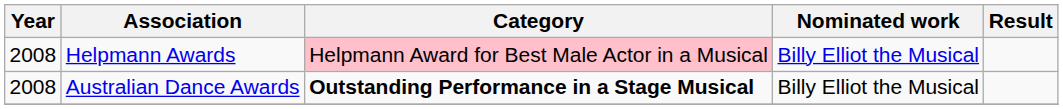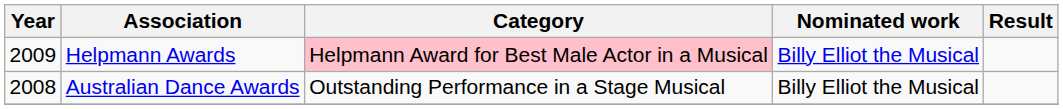(33, 54) 2008 -> (33, 54) 2009
(532, 87) bold -> (517, 87) normal
